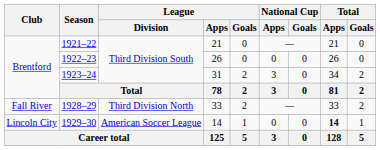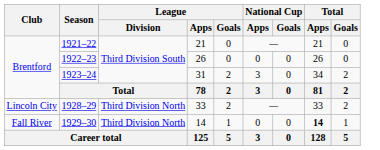(32, 106) Fall River -> (32, 106) Lincoln City
(32, 122) Lincoln City -> (32, 122) Fall River
(151, 122) American Soccer League -> (143, 122) Third Division North
